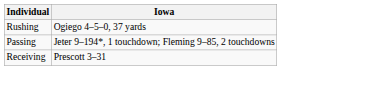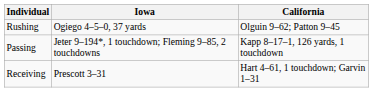+ column: (303, 12)
